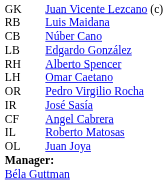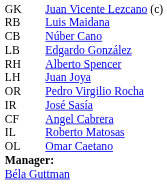(79, 77) Omar Caetano -> (68, 77) Juan Joya
(68, 146) Juan Joya -> (79, 146) Omar Caetano
